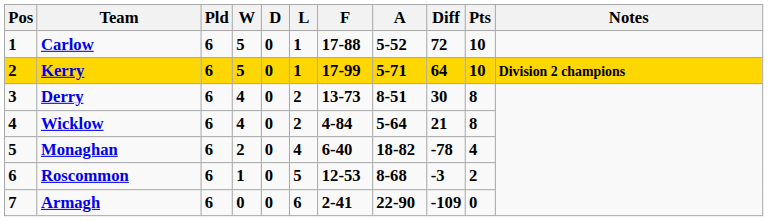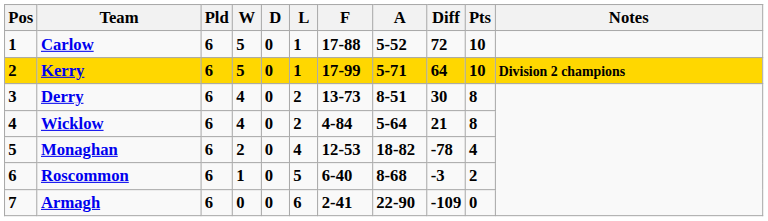(337, 149) 6-40 -> (341, 149) 12-53
(341, 176) 12-53 -> (337, 176) 6-40
